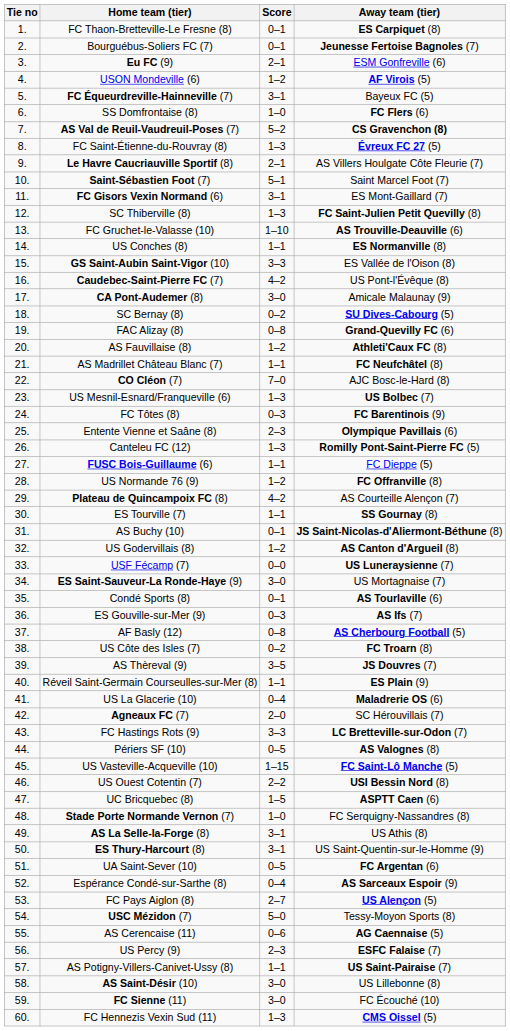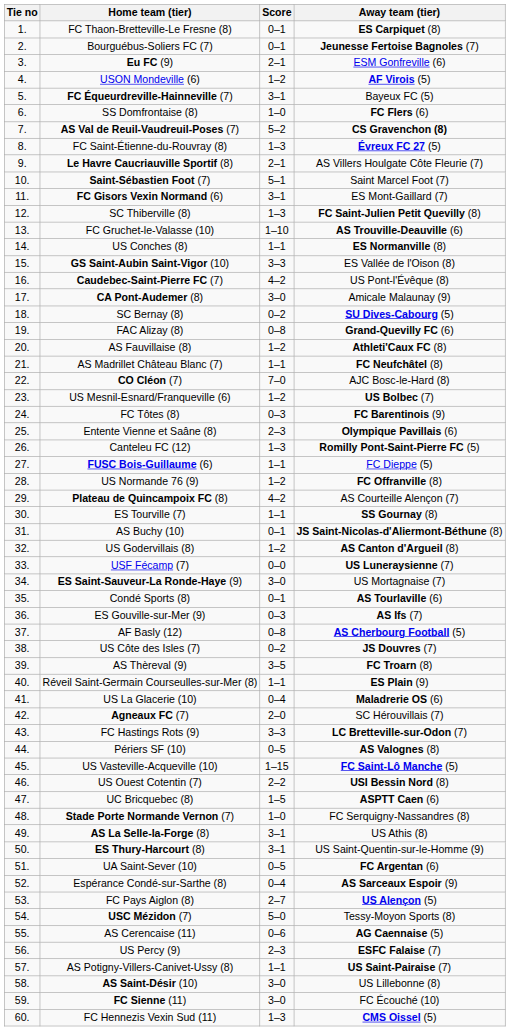(277, 398) 1–3 -> (277, 398) 1–2
(399, 649) FC Troarn (8) -> (399, 649) JS Douvres (7)
(399, 666) JS Douvres (7) -> (399, 666) FC Troarn (8)
